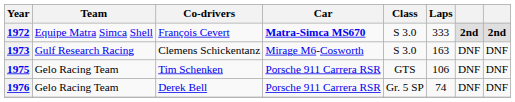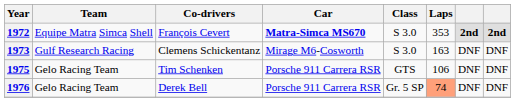(441, 32) 333 -> (441, 32) 353
(441, 88) no background -> (441, 88) lightsalmon background
